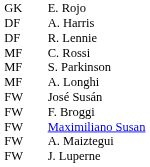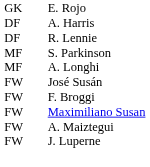- row: (69, 52)
